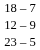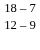- row: (20, 42)
